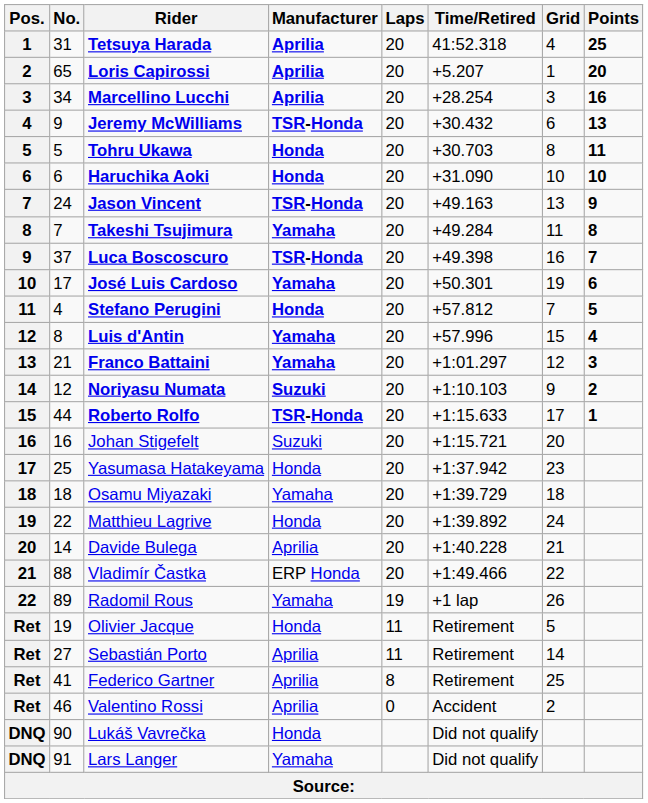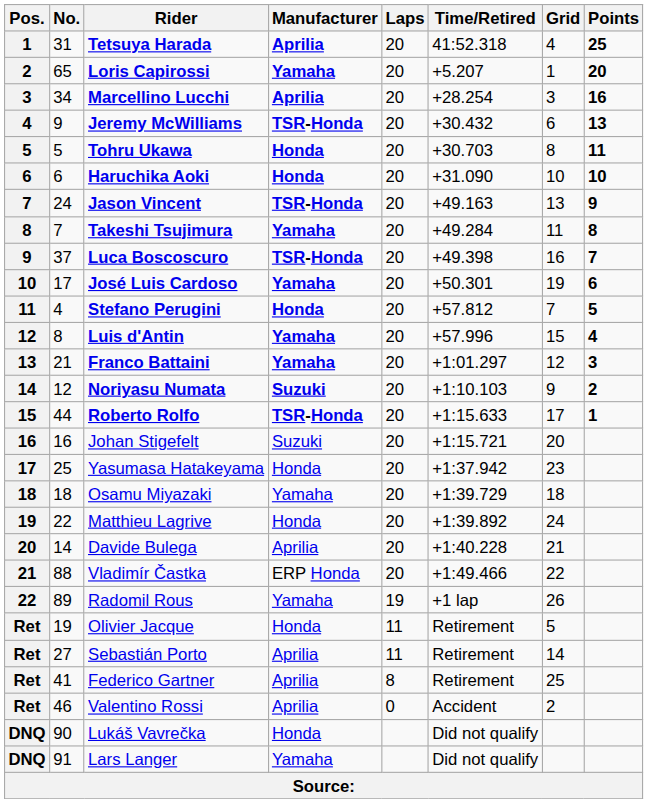(298, 71) Aprilia -> (303, 71) Yamaha
